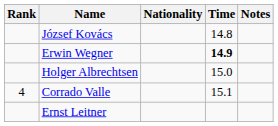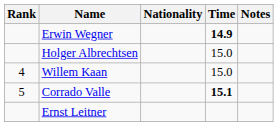- row: (77, 33)
+ row: (74, 72)
(22, 92) 4 -> (22, 92) 5
(222, 92) normal -> (222, 92) bold
